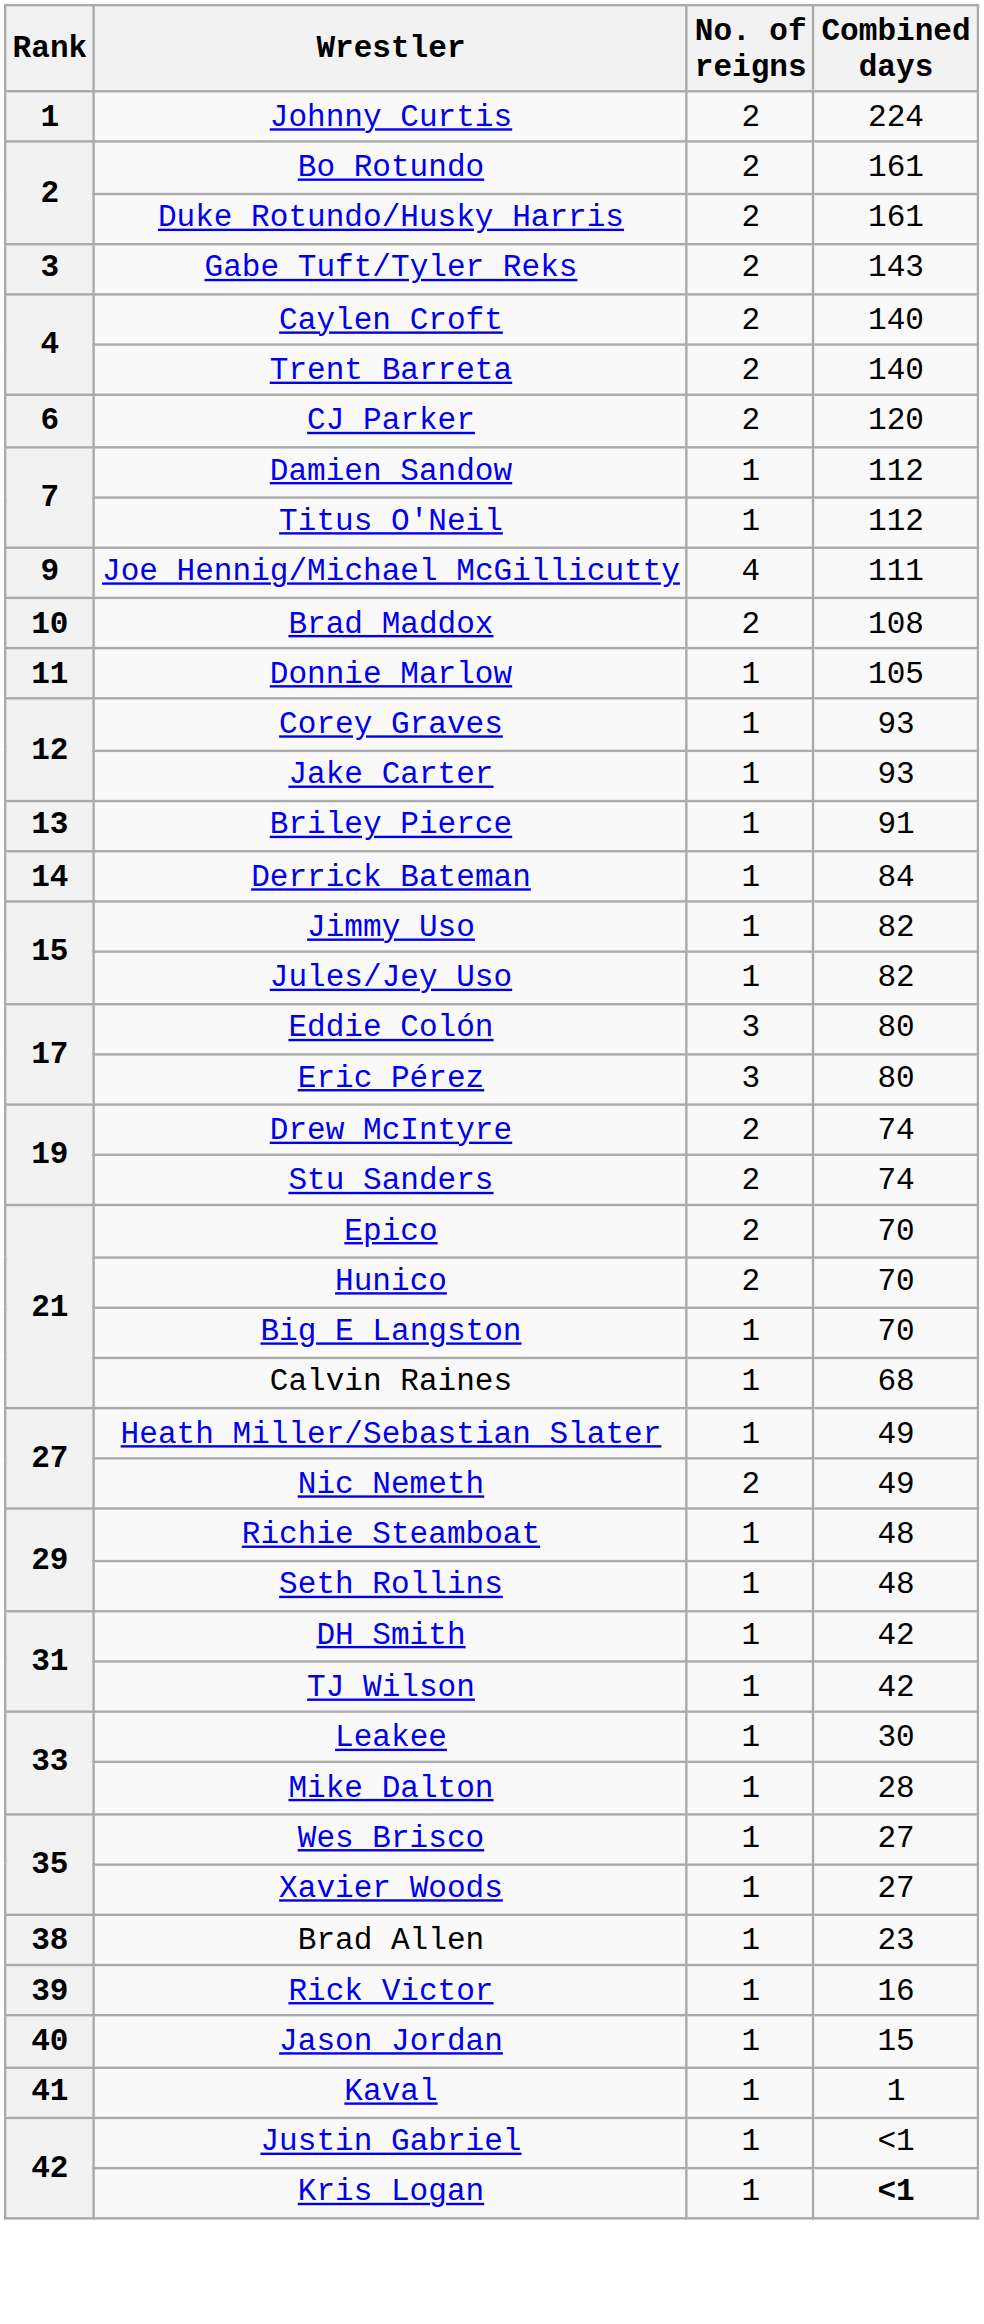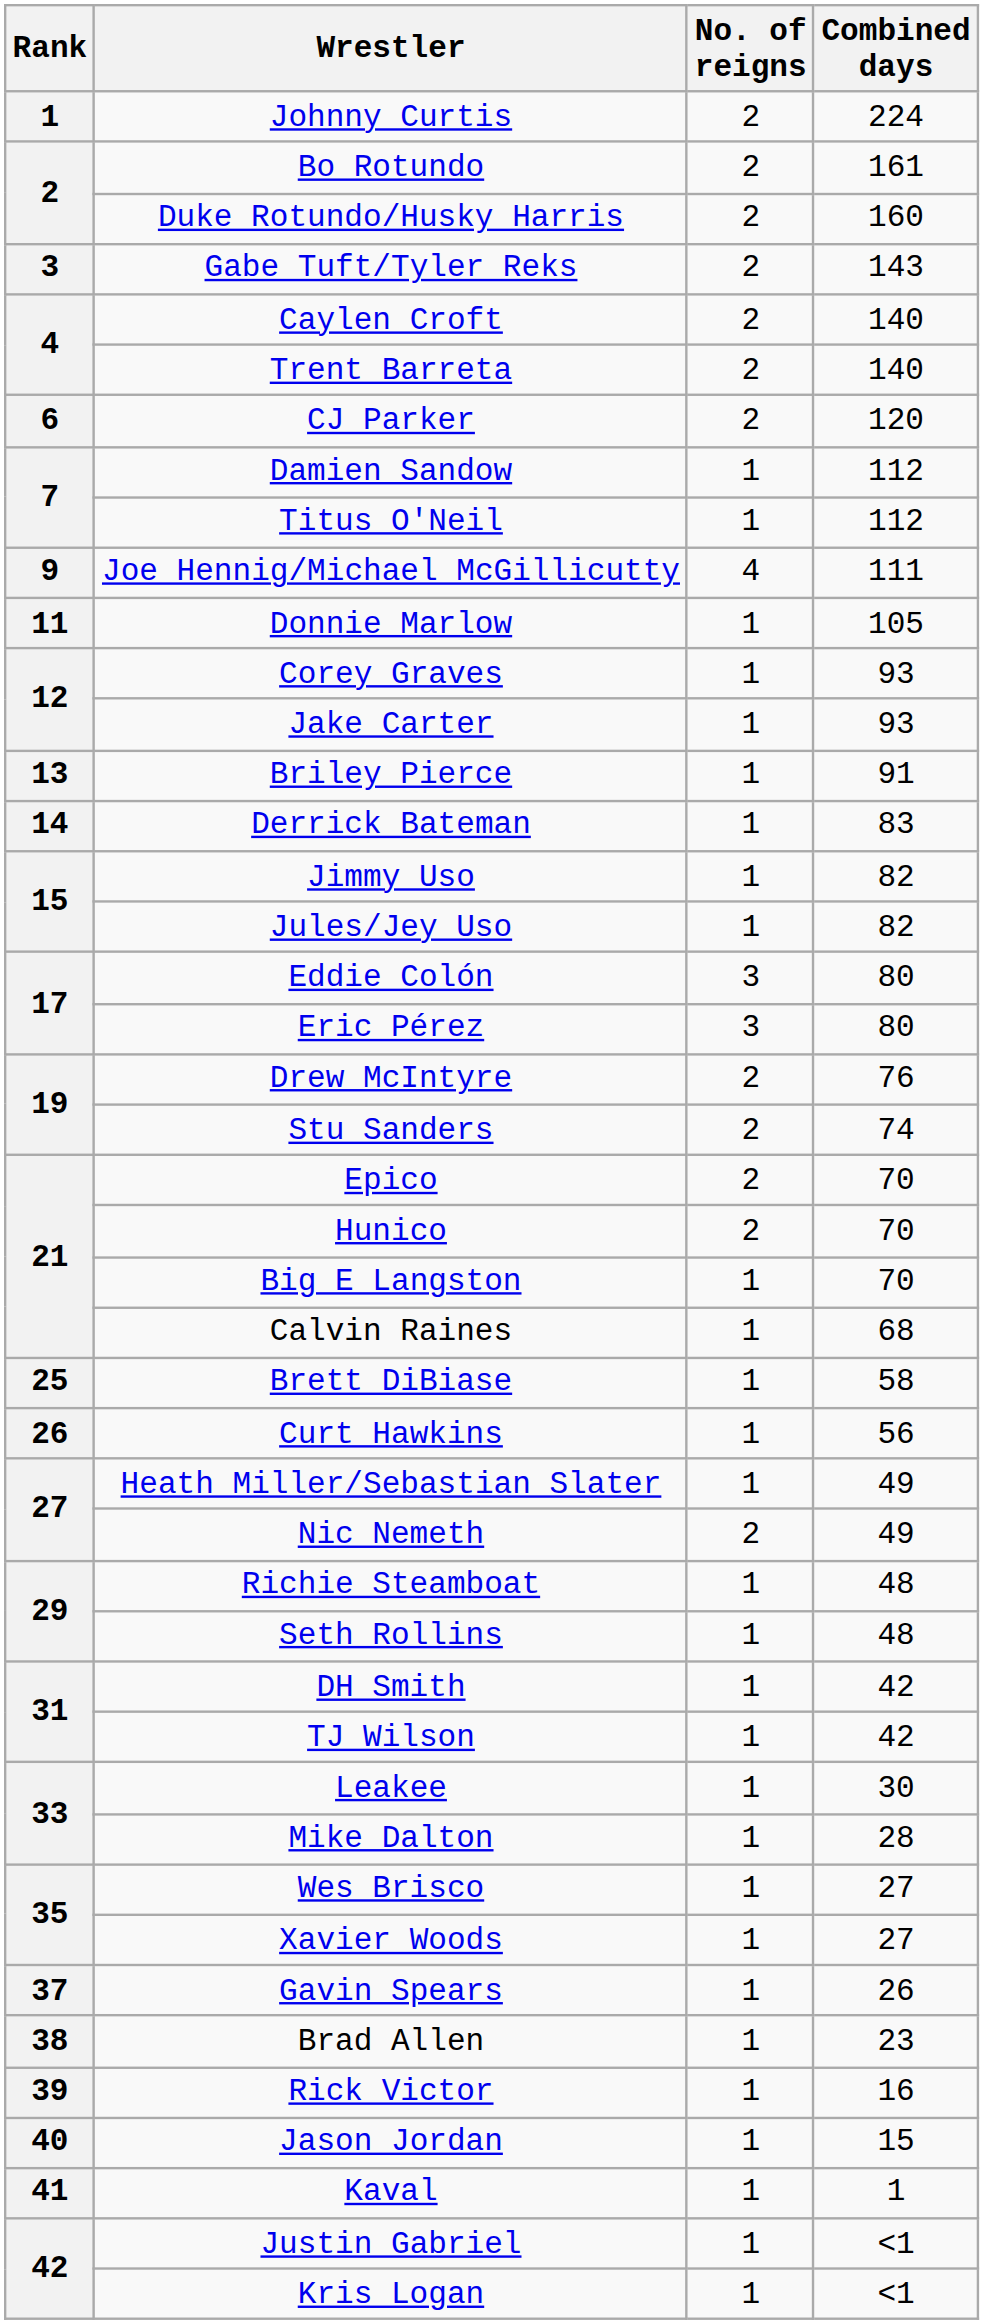(896, 218) 161 -> (896, 218) 160
- row: (391, 623)
(896, 877) 84 -> (896, 826) 83
(896, 1130) 74 -> (896, 1079) 76
+ row: (391, 1383)
+ row: (391, 1434)
+ row: (391, 1991)
(896, 2193) bold -> (896, 2294) normal
